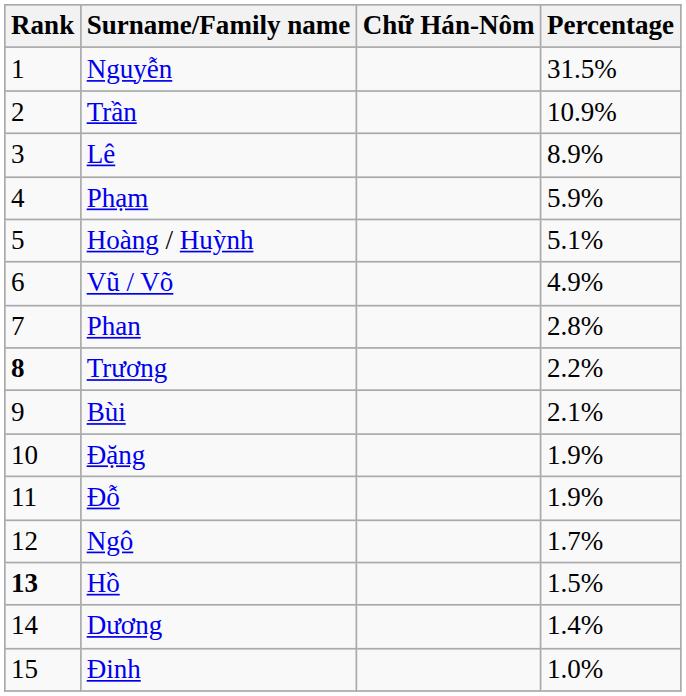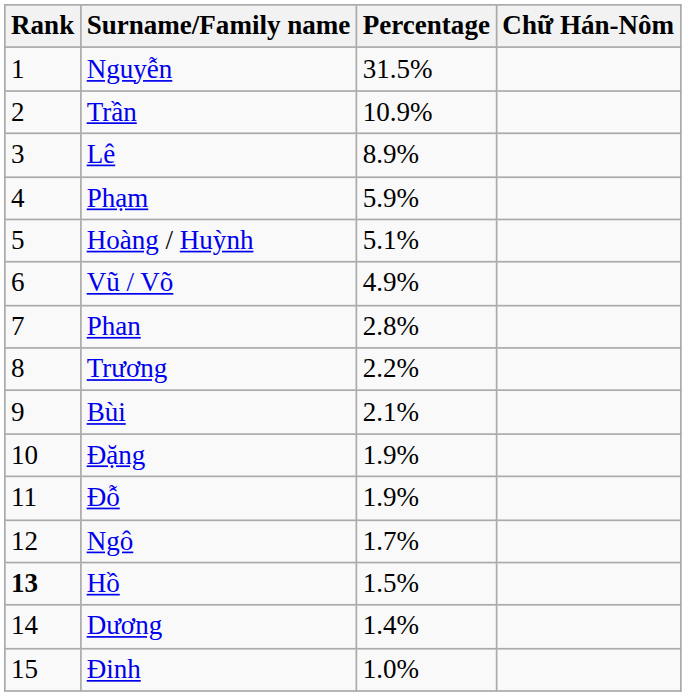columns swapped: (449, 25) <-> (611, 25)
(18, 369) bold -> (18, 369) normal
